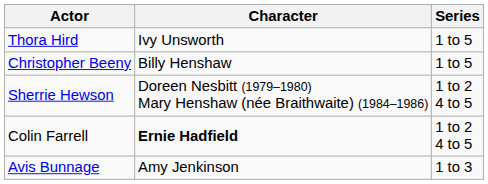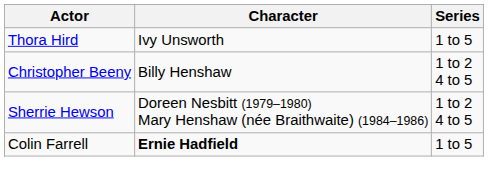(454, 63) 1 to 5 -> (454, 71) 1 to 2 4 to 5
(454, 135) 1 to 2 4 to 5 -> (454, 144) 1 to 5
- row: (54, 167)
